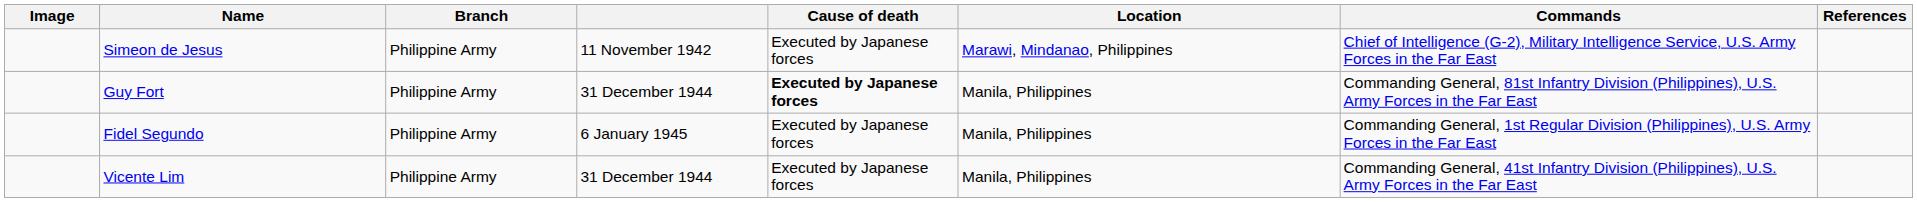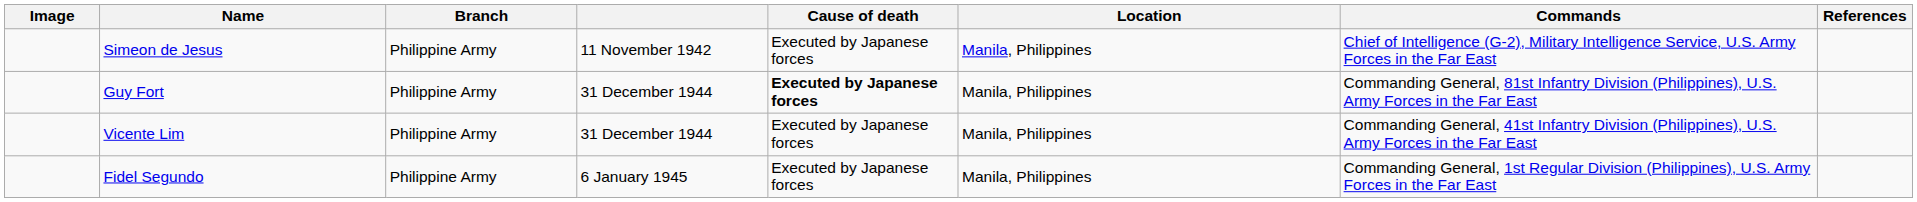(1067, 50) Marawi, Mindanao, Philippines -> (1027, 50) Manila, Philippines
rows swapped: (144, 176) <-> (154, 134)
